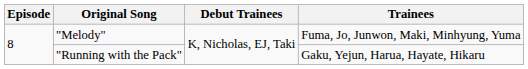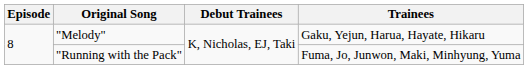(411, 34) Fuma, Jo, Junwon, Maki, Minhyung, Yuma -> (393, 34) Gaku, Yejun, Harua, Hayate, Hikaru
(393, 54) Gaku, Yejun, Harua, Hayate, Hikaru -> (411, 54) Fuma, Jo, Junwon, Maki, Minhyung, Yuma
